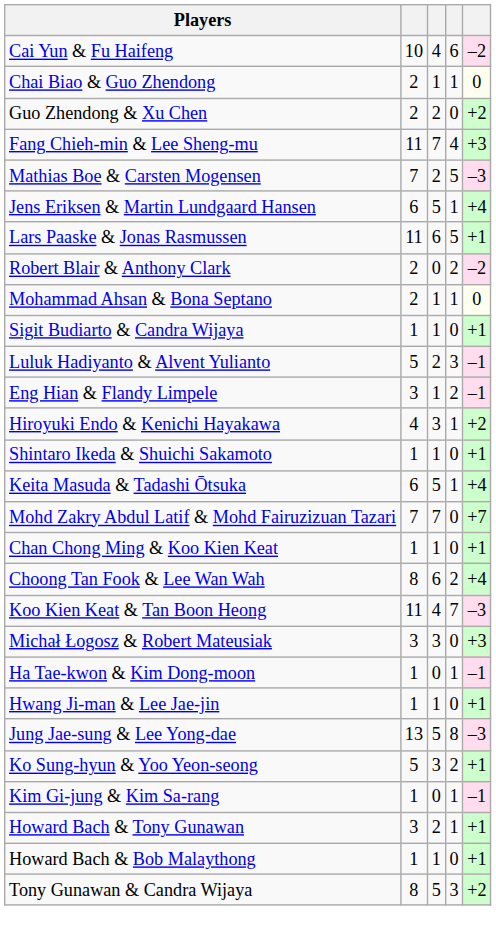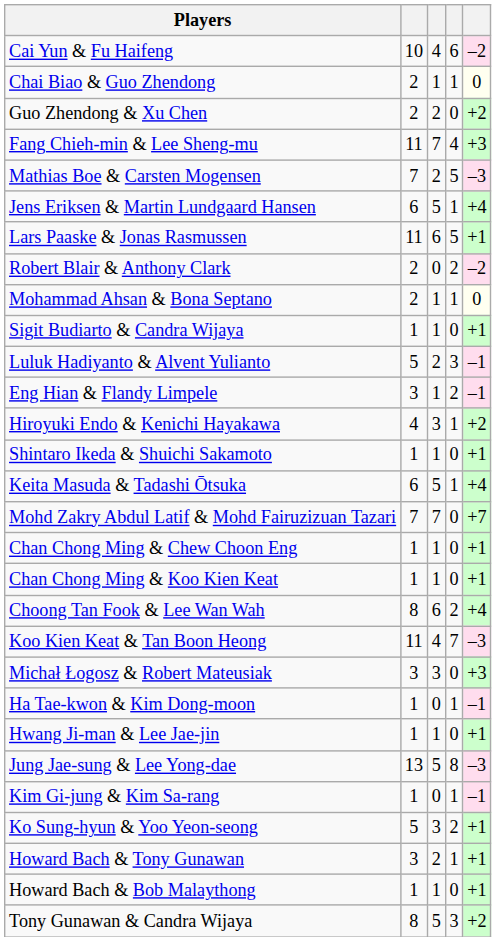+ row: (153, 548)
rows swapped: (114, 796) <-> (133, 765)
